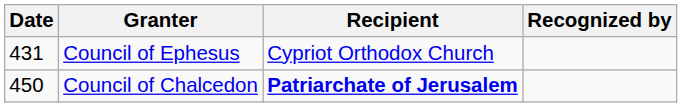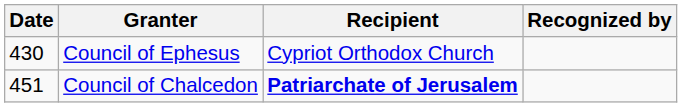(26, 53) 431 -> (26, 53) 430
(26, 85) 450 -> (26, 85) 451
